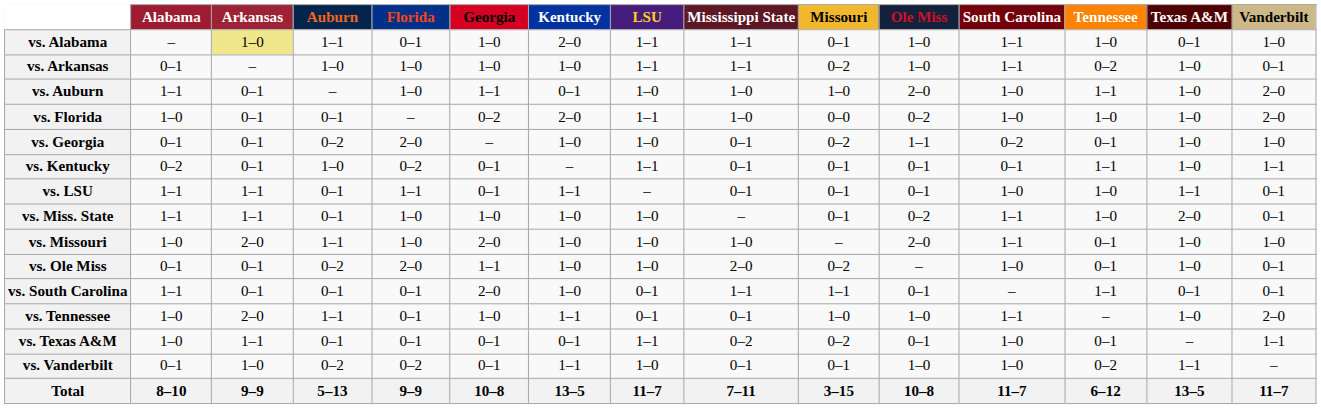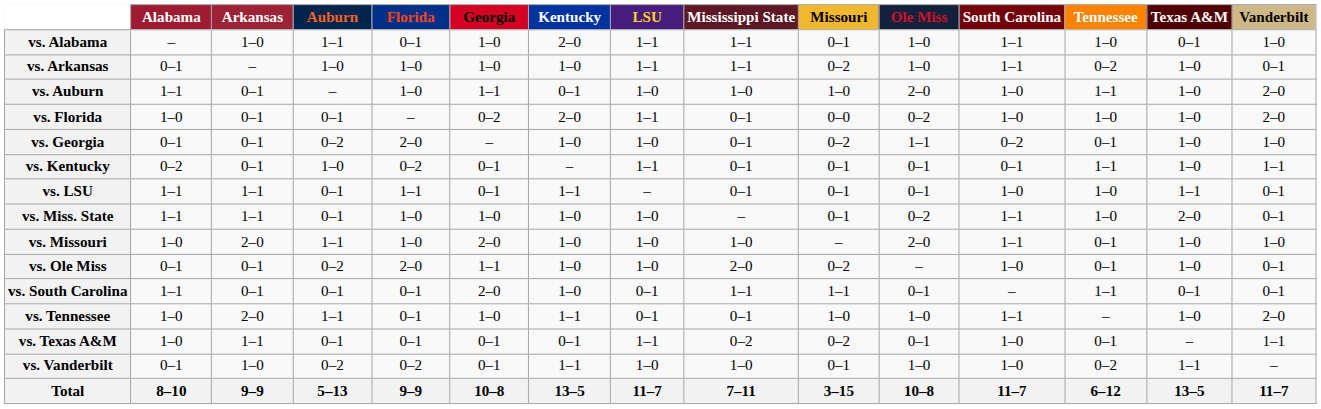(252, 42) khaki background -> (252, 42) no background
(741, 117) 1–0 -> (741, 117) 0–1
(741, 366) 0–1 -> (741, 366) 1–0
